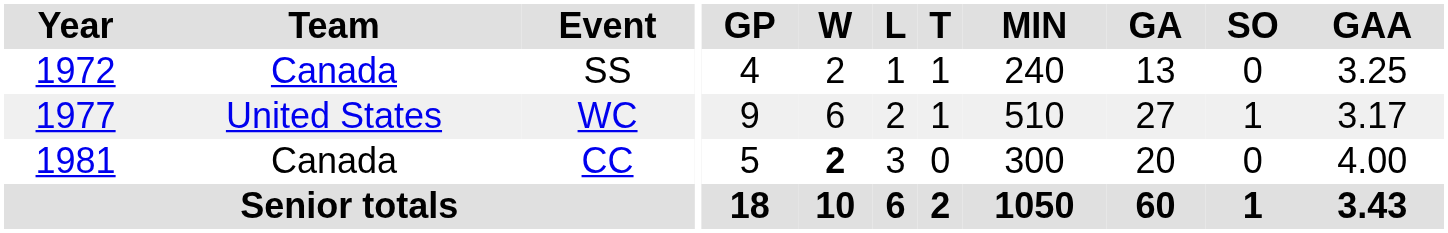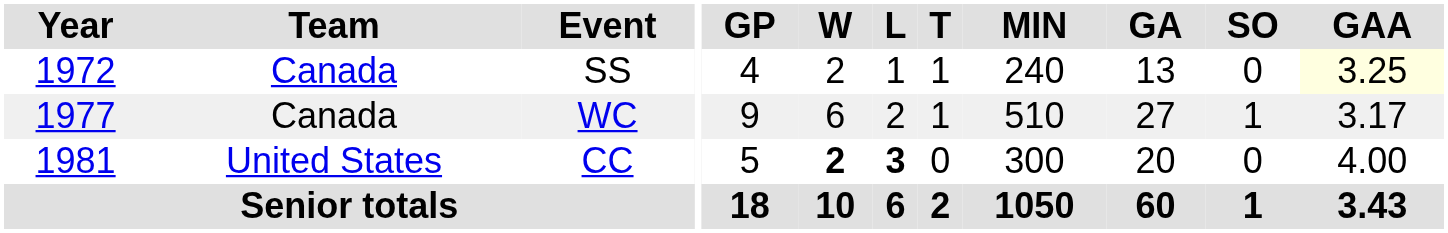(1372, 70) no background -> (1372, 70) lightyellow background
(334, 115) United States -> (334, 115) Canada
(334, 160) Canada -> (334, 160) United States
(895, 160) normal -> (895, 160) bold
